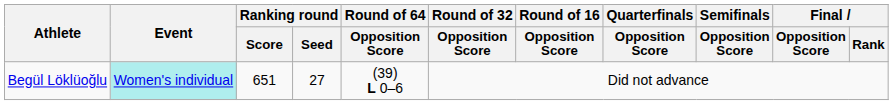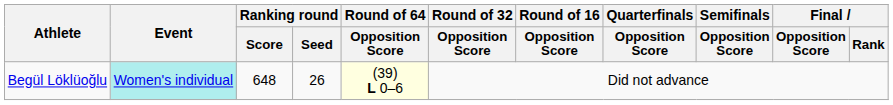(264, 81) 651 -> (264, 81) 648
(317, 81) 27 -> (317, 81) 26
(385, 81) no background -> (385, 81) lightyellow background
